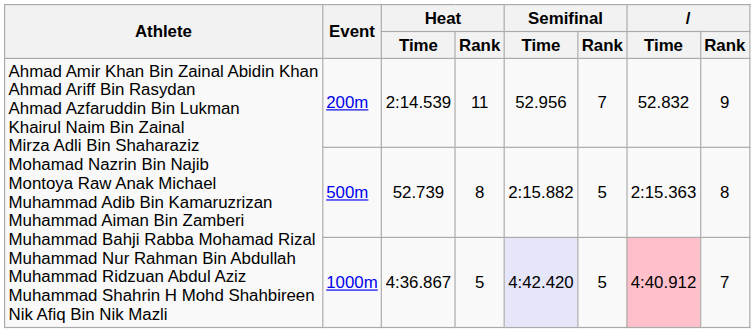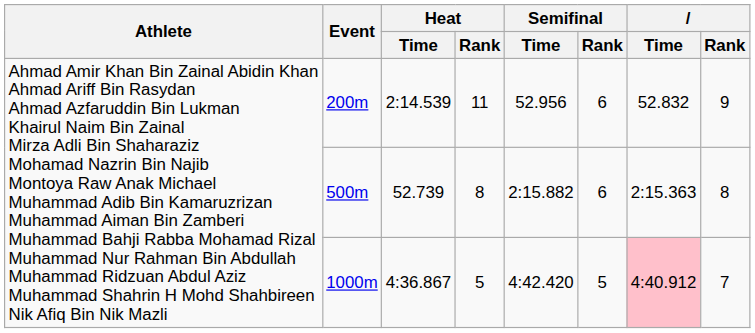(602, 103) 7 -> (602, 103) 6
(602, 193) 5 -> (602, 193) 6
(541, 283) lavender background -> (541, 283) no background
